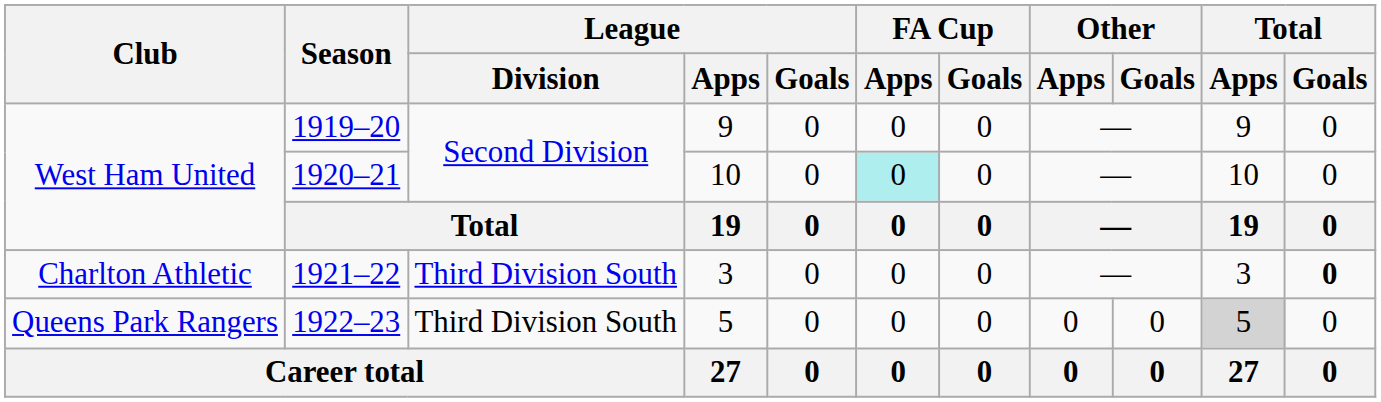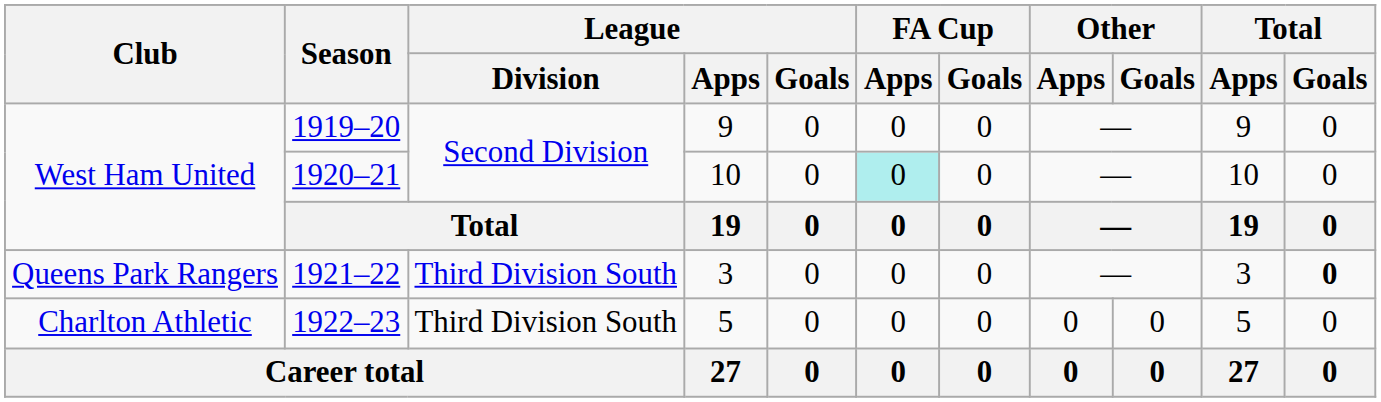(145, 273) Charlton Athletic -> (145, 273) Queens Park Rangers
(145, 322) Queens Park Rangers -> (145, 322) Charlton Athletic
(1243, 322) lightgrey background -> (1243, 322) no background
